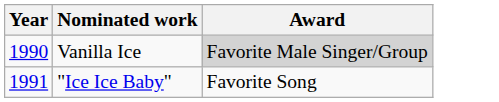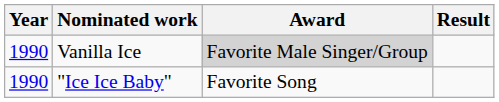+ column: (463, 19)
(29, 81) 1991 -> (29, 81) 1990
